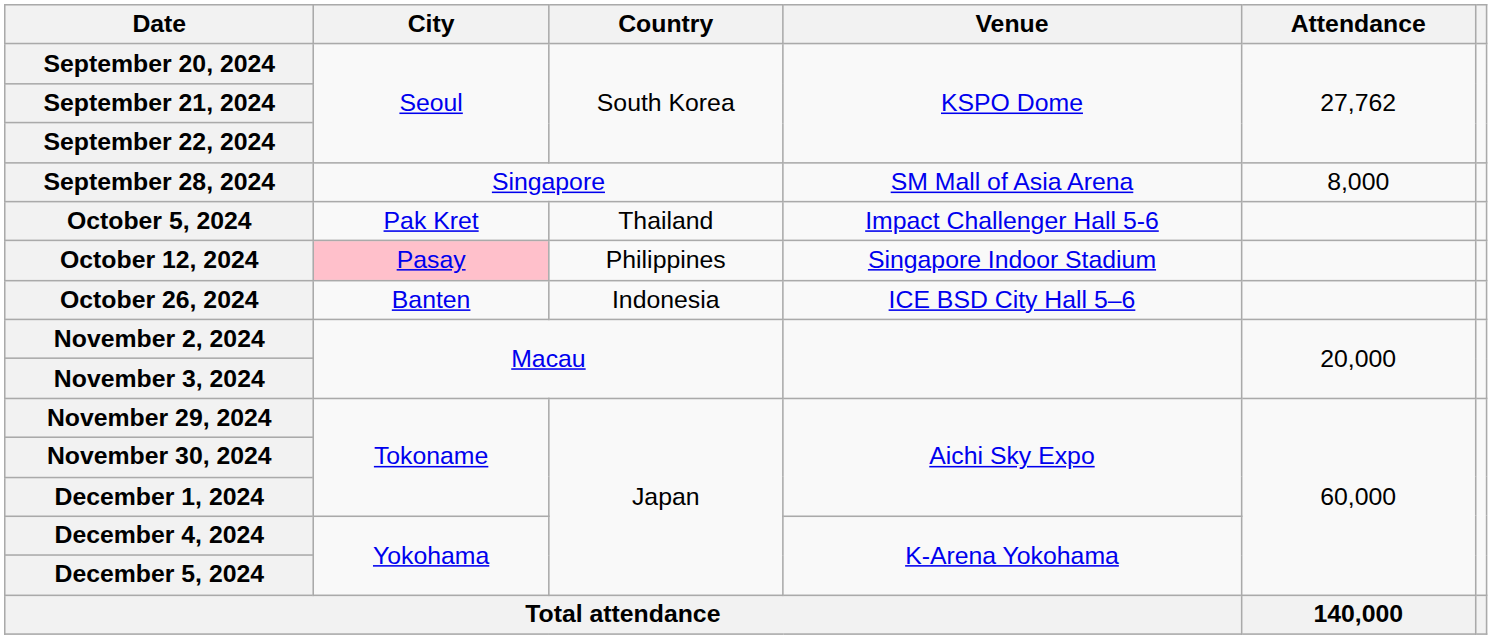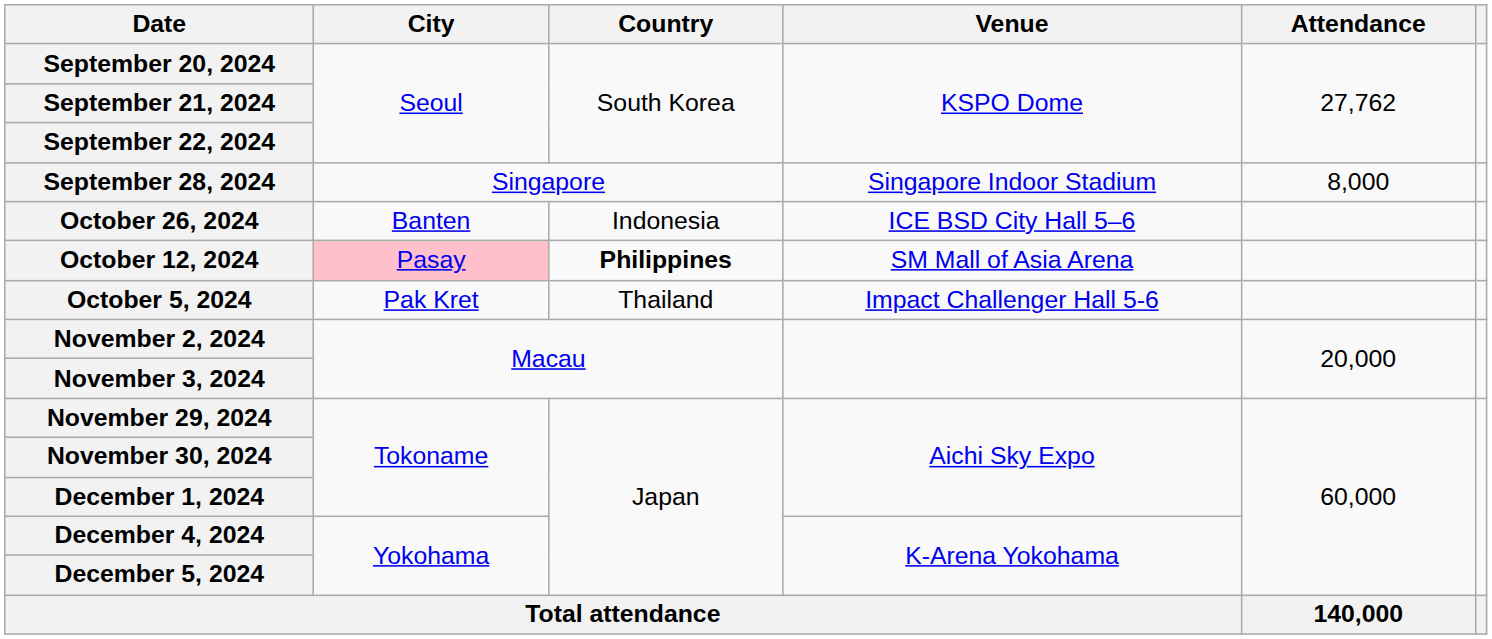(1012, 181) SM Mall of Asia Arena -> (1012, 181) Singapore Indoor Stadium
rows swapped: (159, 220) <-> (159, 299)
(666, 260) normal -> (666, 260) bold
(1012, 260) Singapore Indoor Stadium -> (1012, 260) SM Mall of Asia Arena
